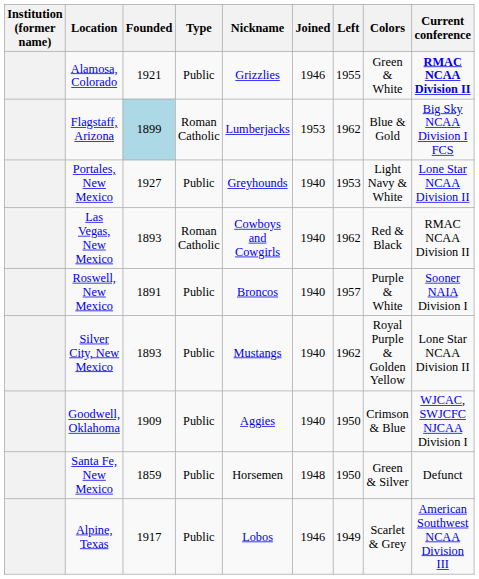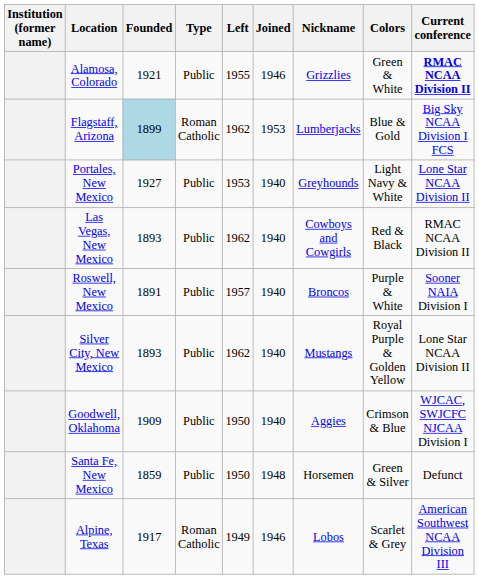columns swapped: (258, 28) <-> (348, 28)
(199, 237) Roman Catholic -> (199, 237) Public
(199, 536) Public -> (199, 536) Roman Catholic
